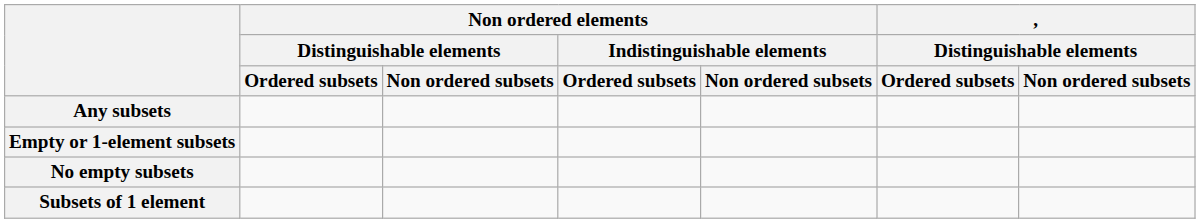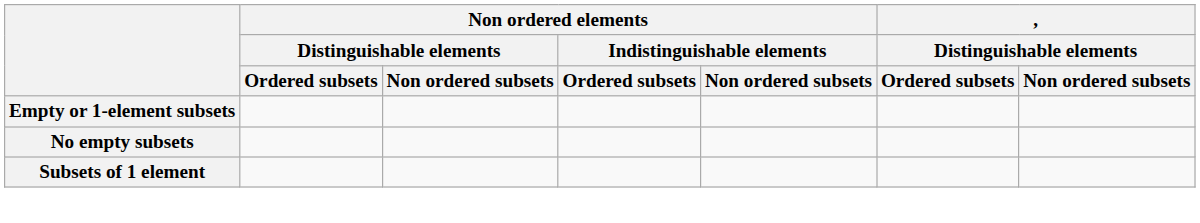- row: (122, 111)
